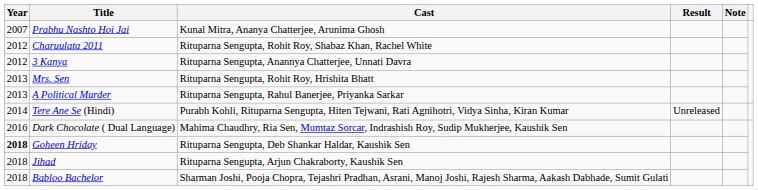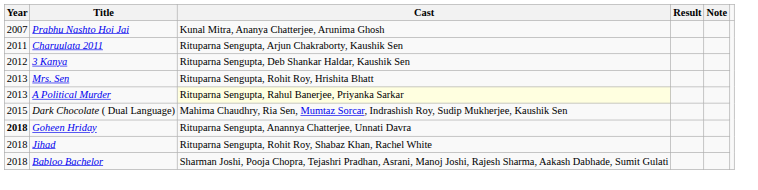(17, 45) 2012 -> (17, 45) 2011
(306, 45) Rituparna Sengupta, Rohit Roy, Shabaz Khan, Rachel White -> (291, 45) Rituparna Sengupta, Arjun Chakraborty, Kaushik Sen
(295, 62) Rituparna Sengupta, Anannya Chatterjee, Unnati Davra -> (295, 62) Rituparna Sengupta, Deb Shankar Haldar, Kaushik Sen
(292, 95) no background -> (292, 95) lightyellow background
- row: (73, 111)
(17, 128) 2016 -> (17, 111) 2015
(295, 144) Rituparna Sengupta, Deb Shankar Haldar, Kaushik Sen -> (295, 128) Rituparna Sengupta, Anannya Chatterjee, Unnati Davra
(291, 161) Rituparna Sengupta, Arjun Chakraborty, Kaushik Sen -> (306, 144) Rituparna Sengupta, Rohit Roy, Shabaz Khan, Rachel White
